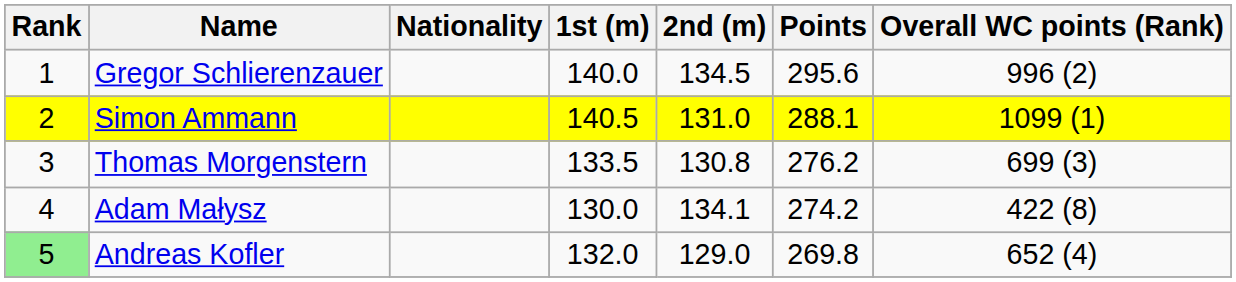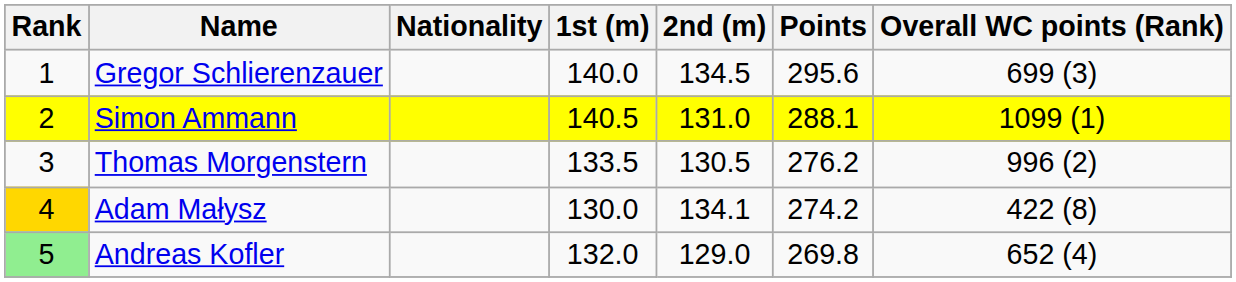(1052, 72) 996 (2) -> (1052, 72) 699 (3)
(714, 163) 130.8 -> (714, 163) 130.5
(1052, 163) 699 (3) -> (1052, 163) 996 (2)
(47, 208) no background -> (47, 208) gold background
